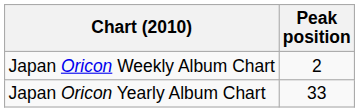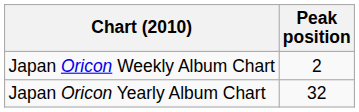(317, 93) 33 -> (317, 93) 32
